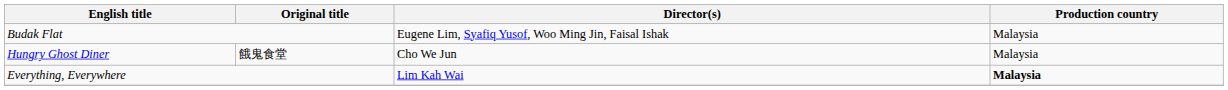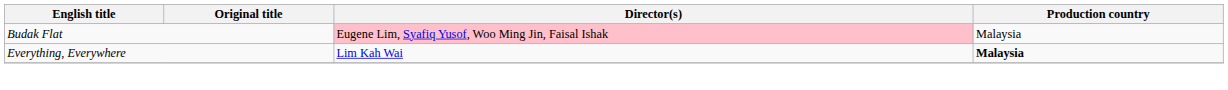(533, 33) no background -> (472, 33) pink background
- row: (58, 54)
